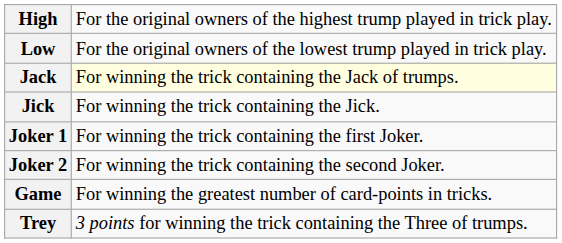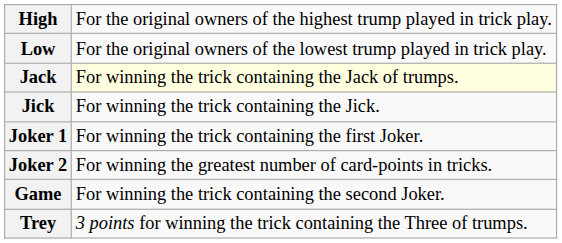(260, 164) For winning the trick containing the second Joker. -> (284, 164) For winning the greatest number of card-points in tricks.
(284, 194) For winning the greatest number of card-points in tricks. -> (260, 194) For winning the trick containing the second Joker.
